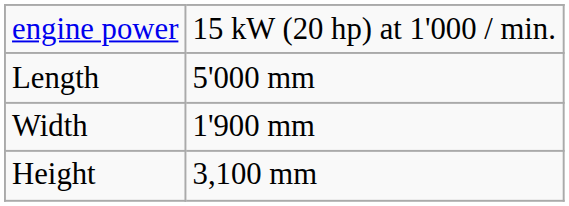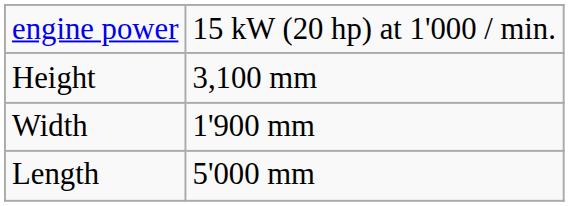rows swapped: (56, 77) <-> (54, 175)
